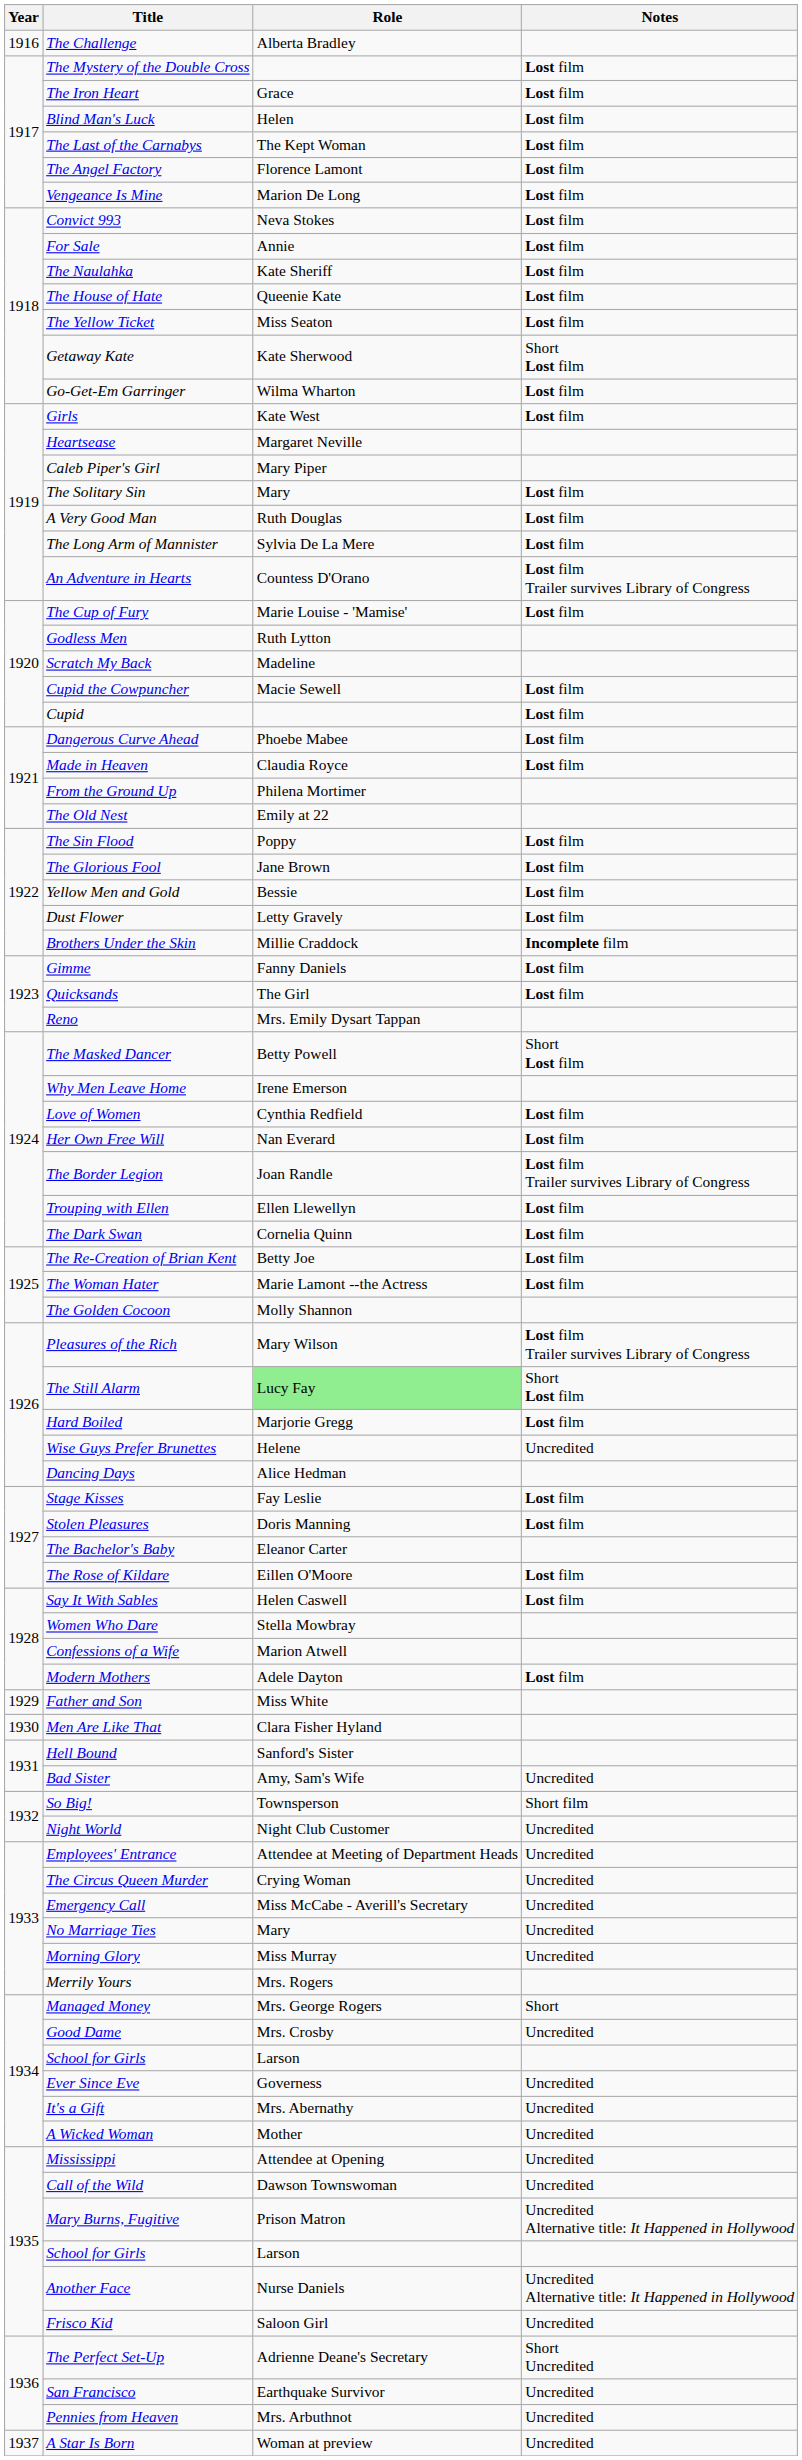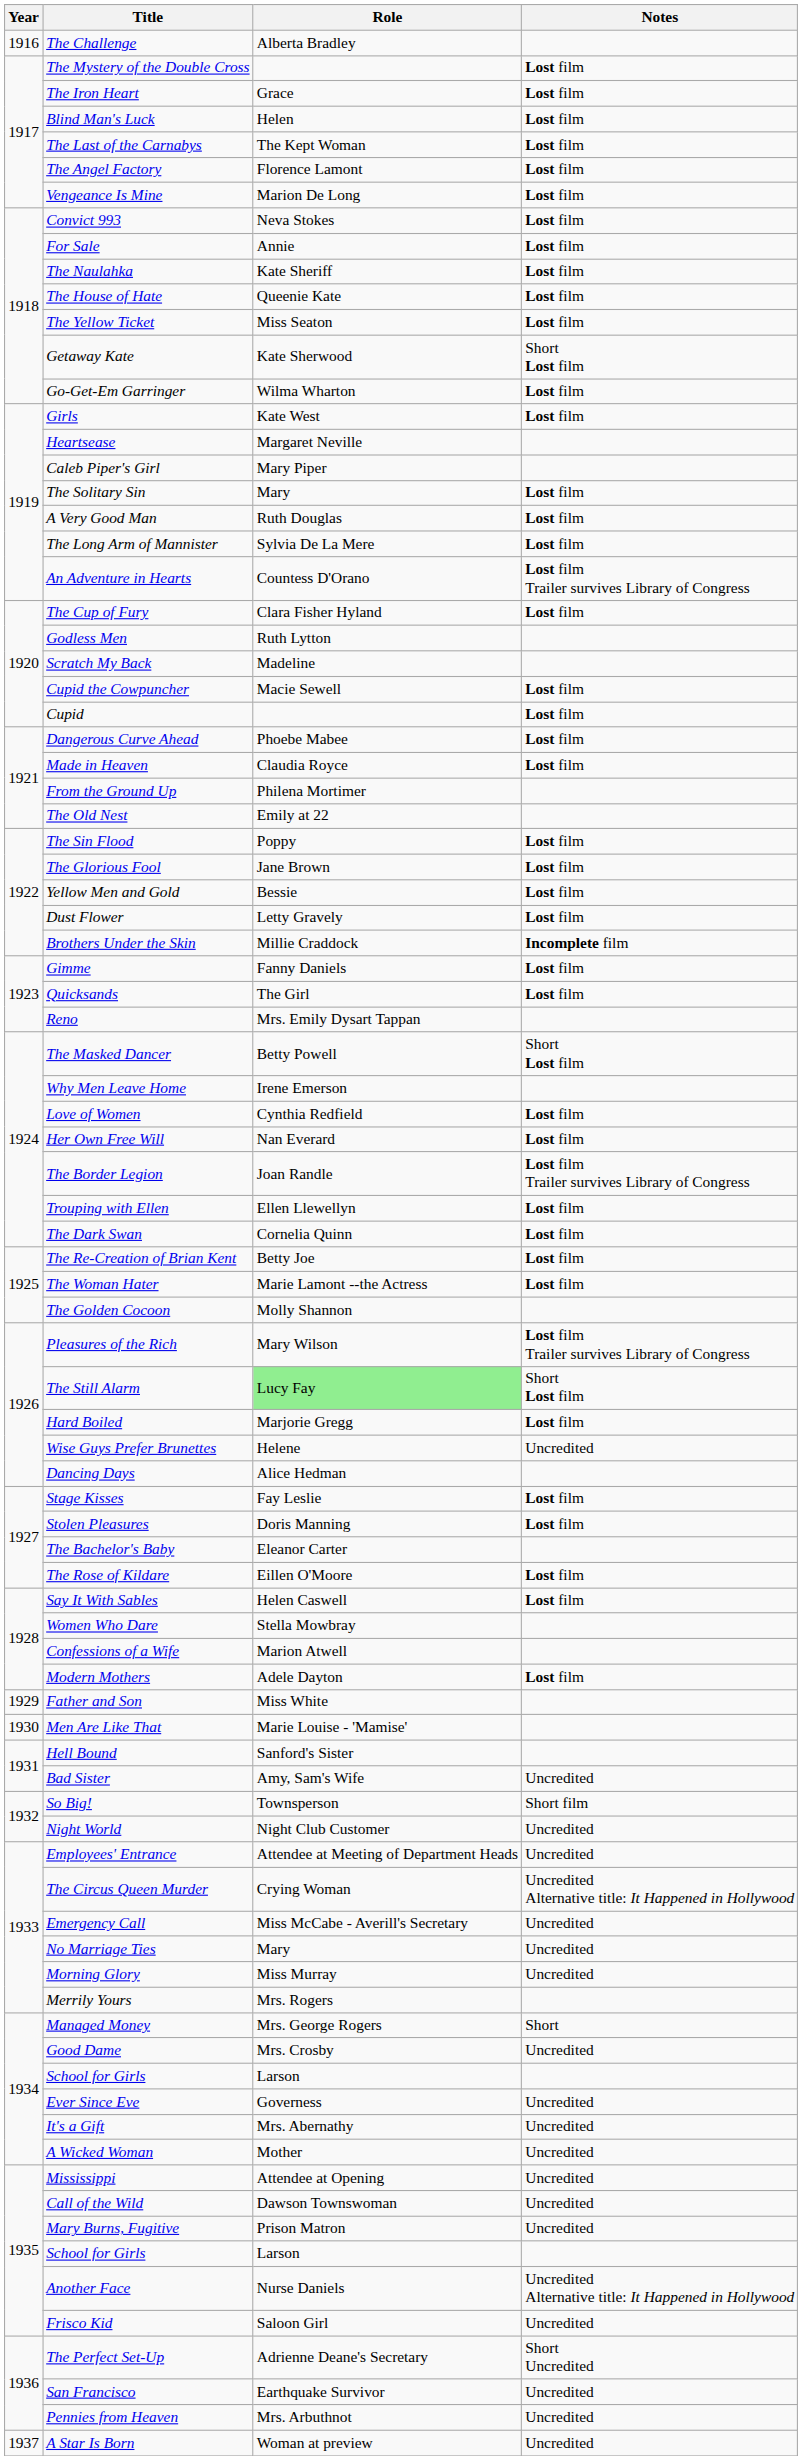(332, 613) Marie Louise - 'Mamise' -> (319, 613) Clara Fisher Hyland
(319, 1727) Clara Fisher Hyland -> (332, 1727) Marie Louise - 'Mamise'
(559, 1880) Uncredited -> (660, 1889) Uncredited Alternative title: It Happened in Hollywood
(660, 2219) Uncredited Alternative title: It Happened in Hollywood -> (559, 2228) Uncredited
